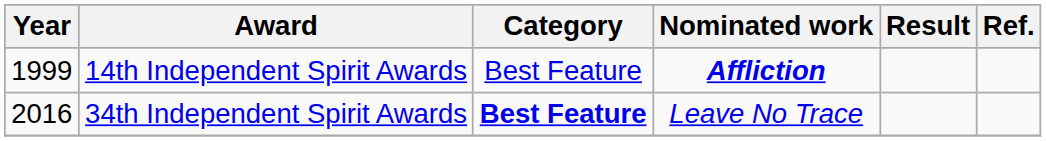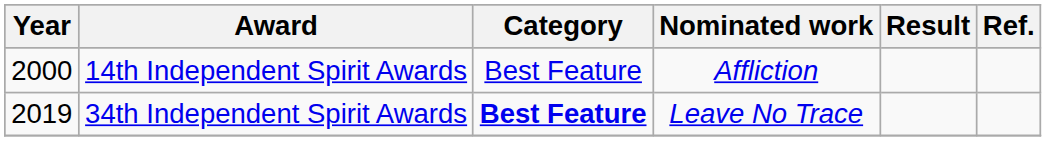(42, 69) 1999 -> (42, 69) 2000
(766, 69) bold -> (766, 69) normal
(42, 113) 2016 -> (42, 113) 2019
